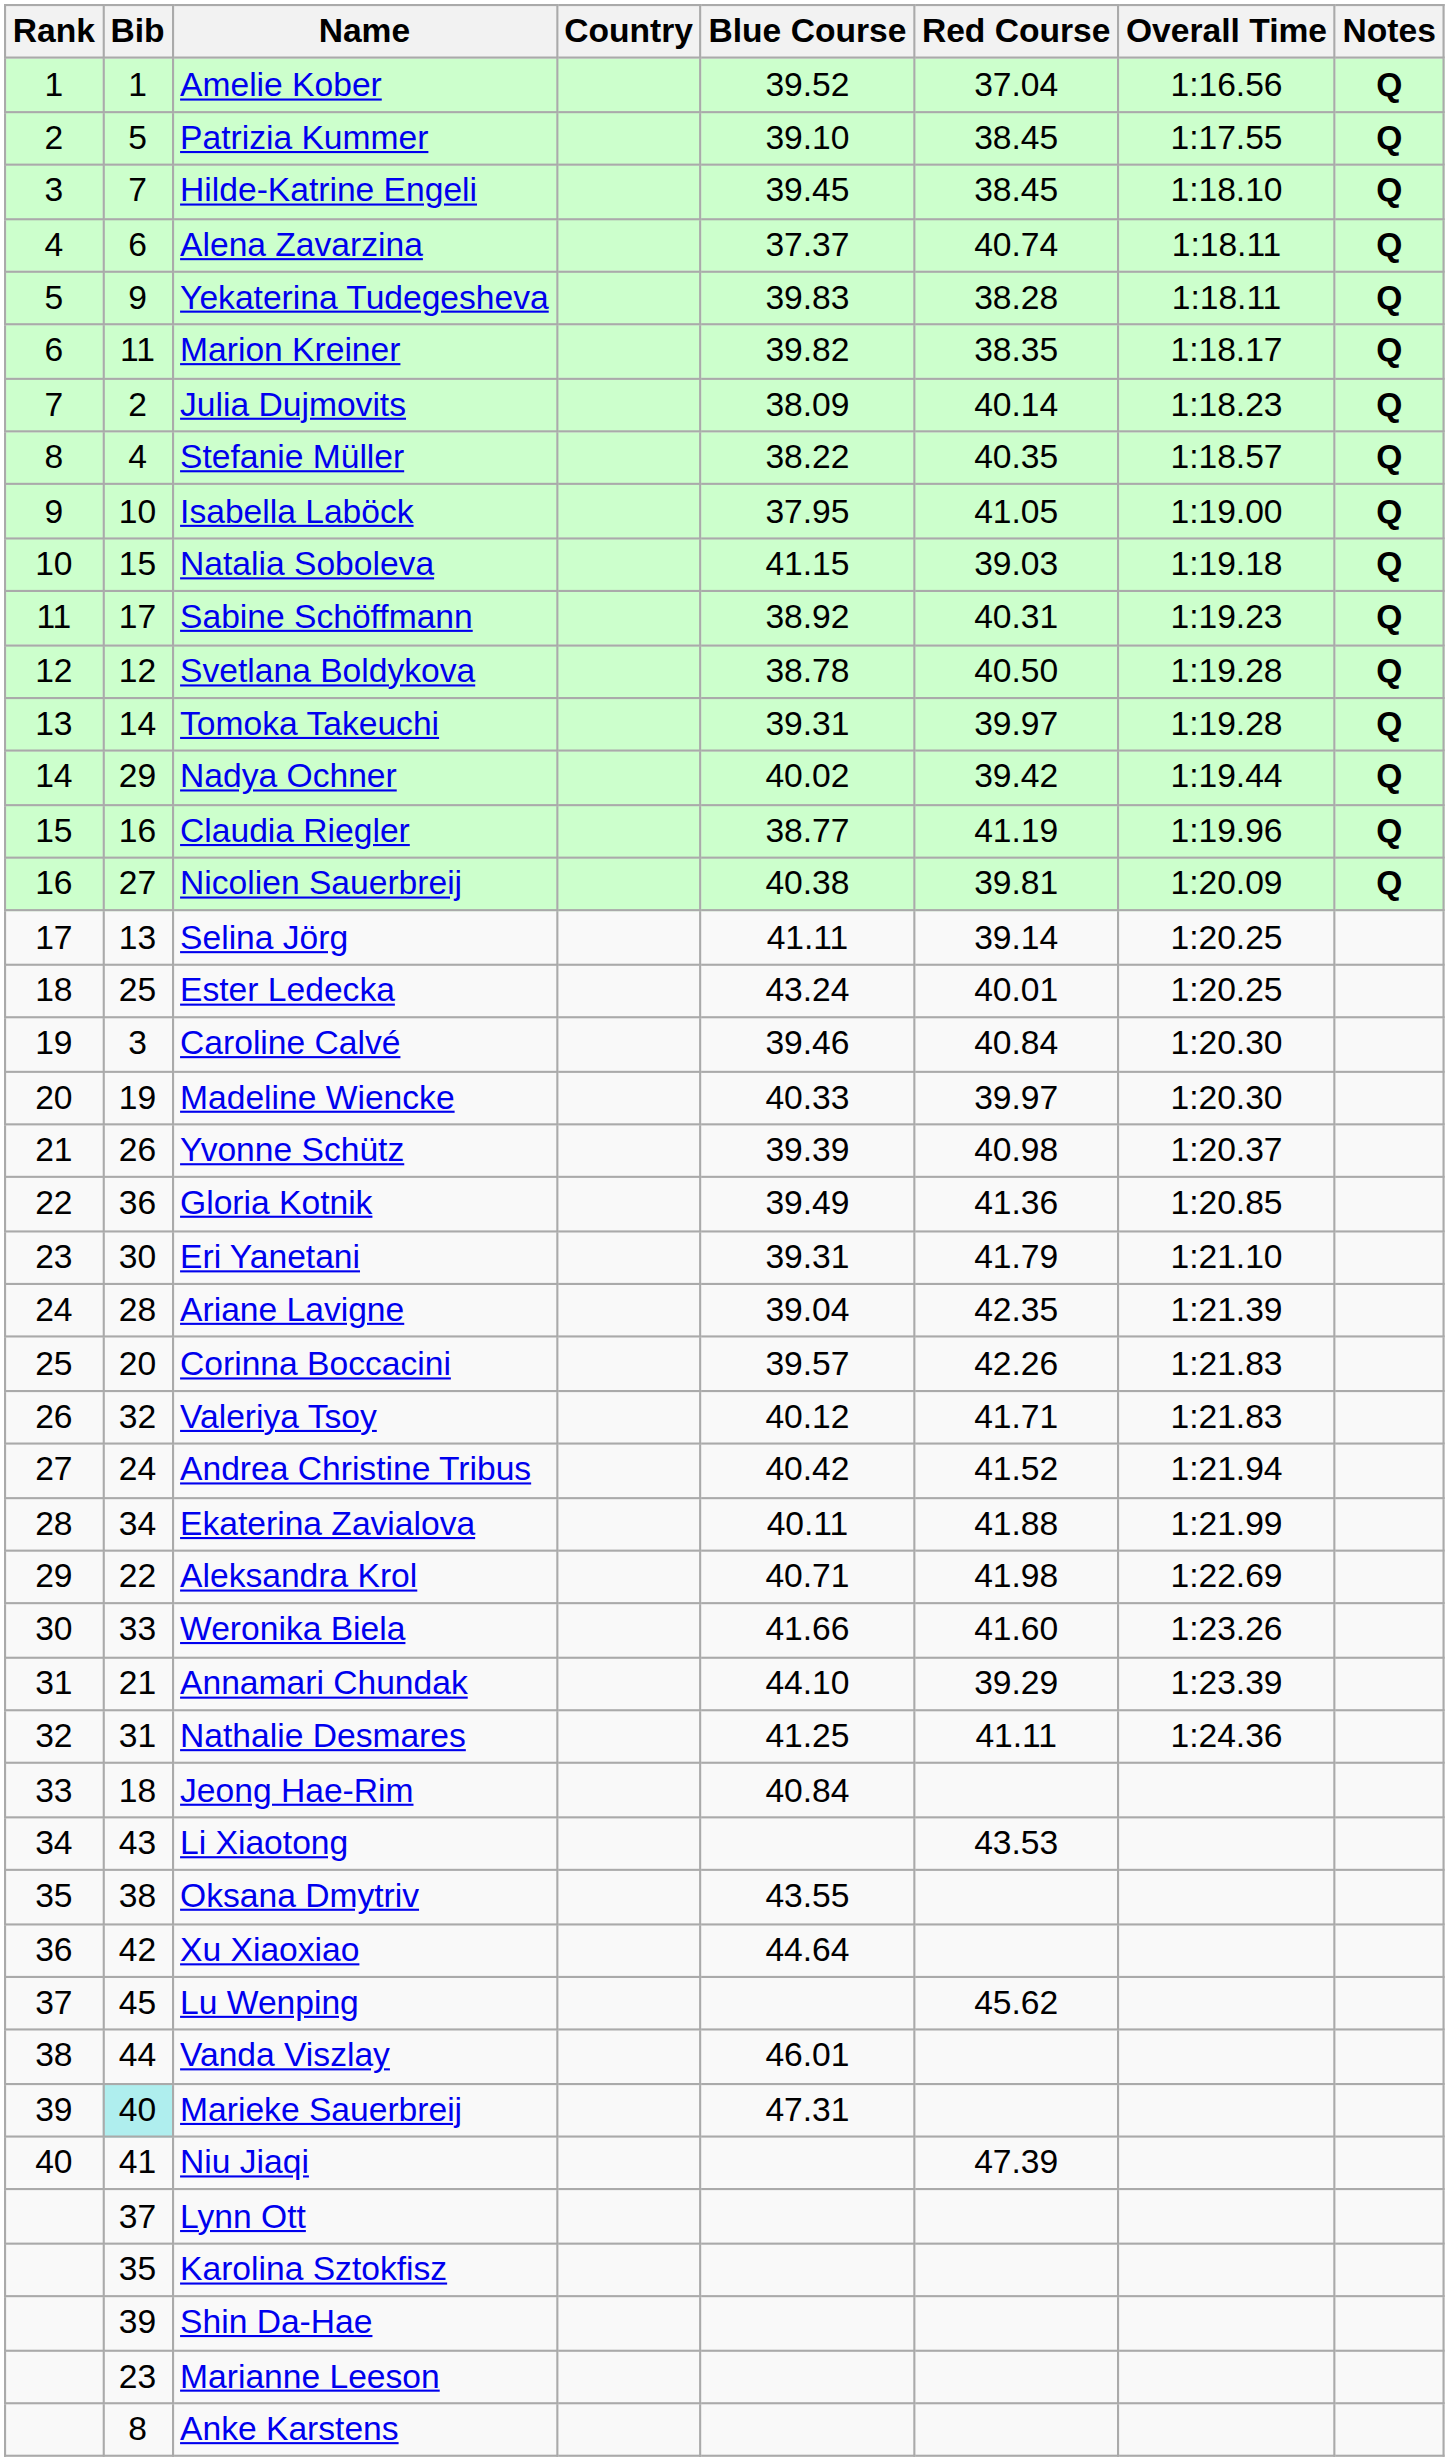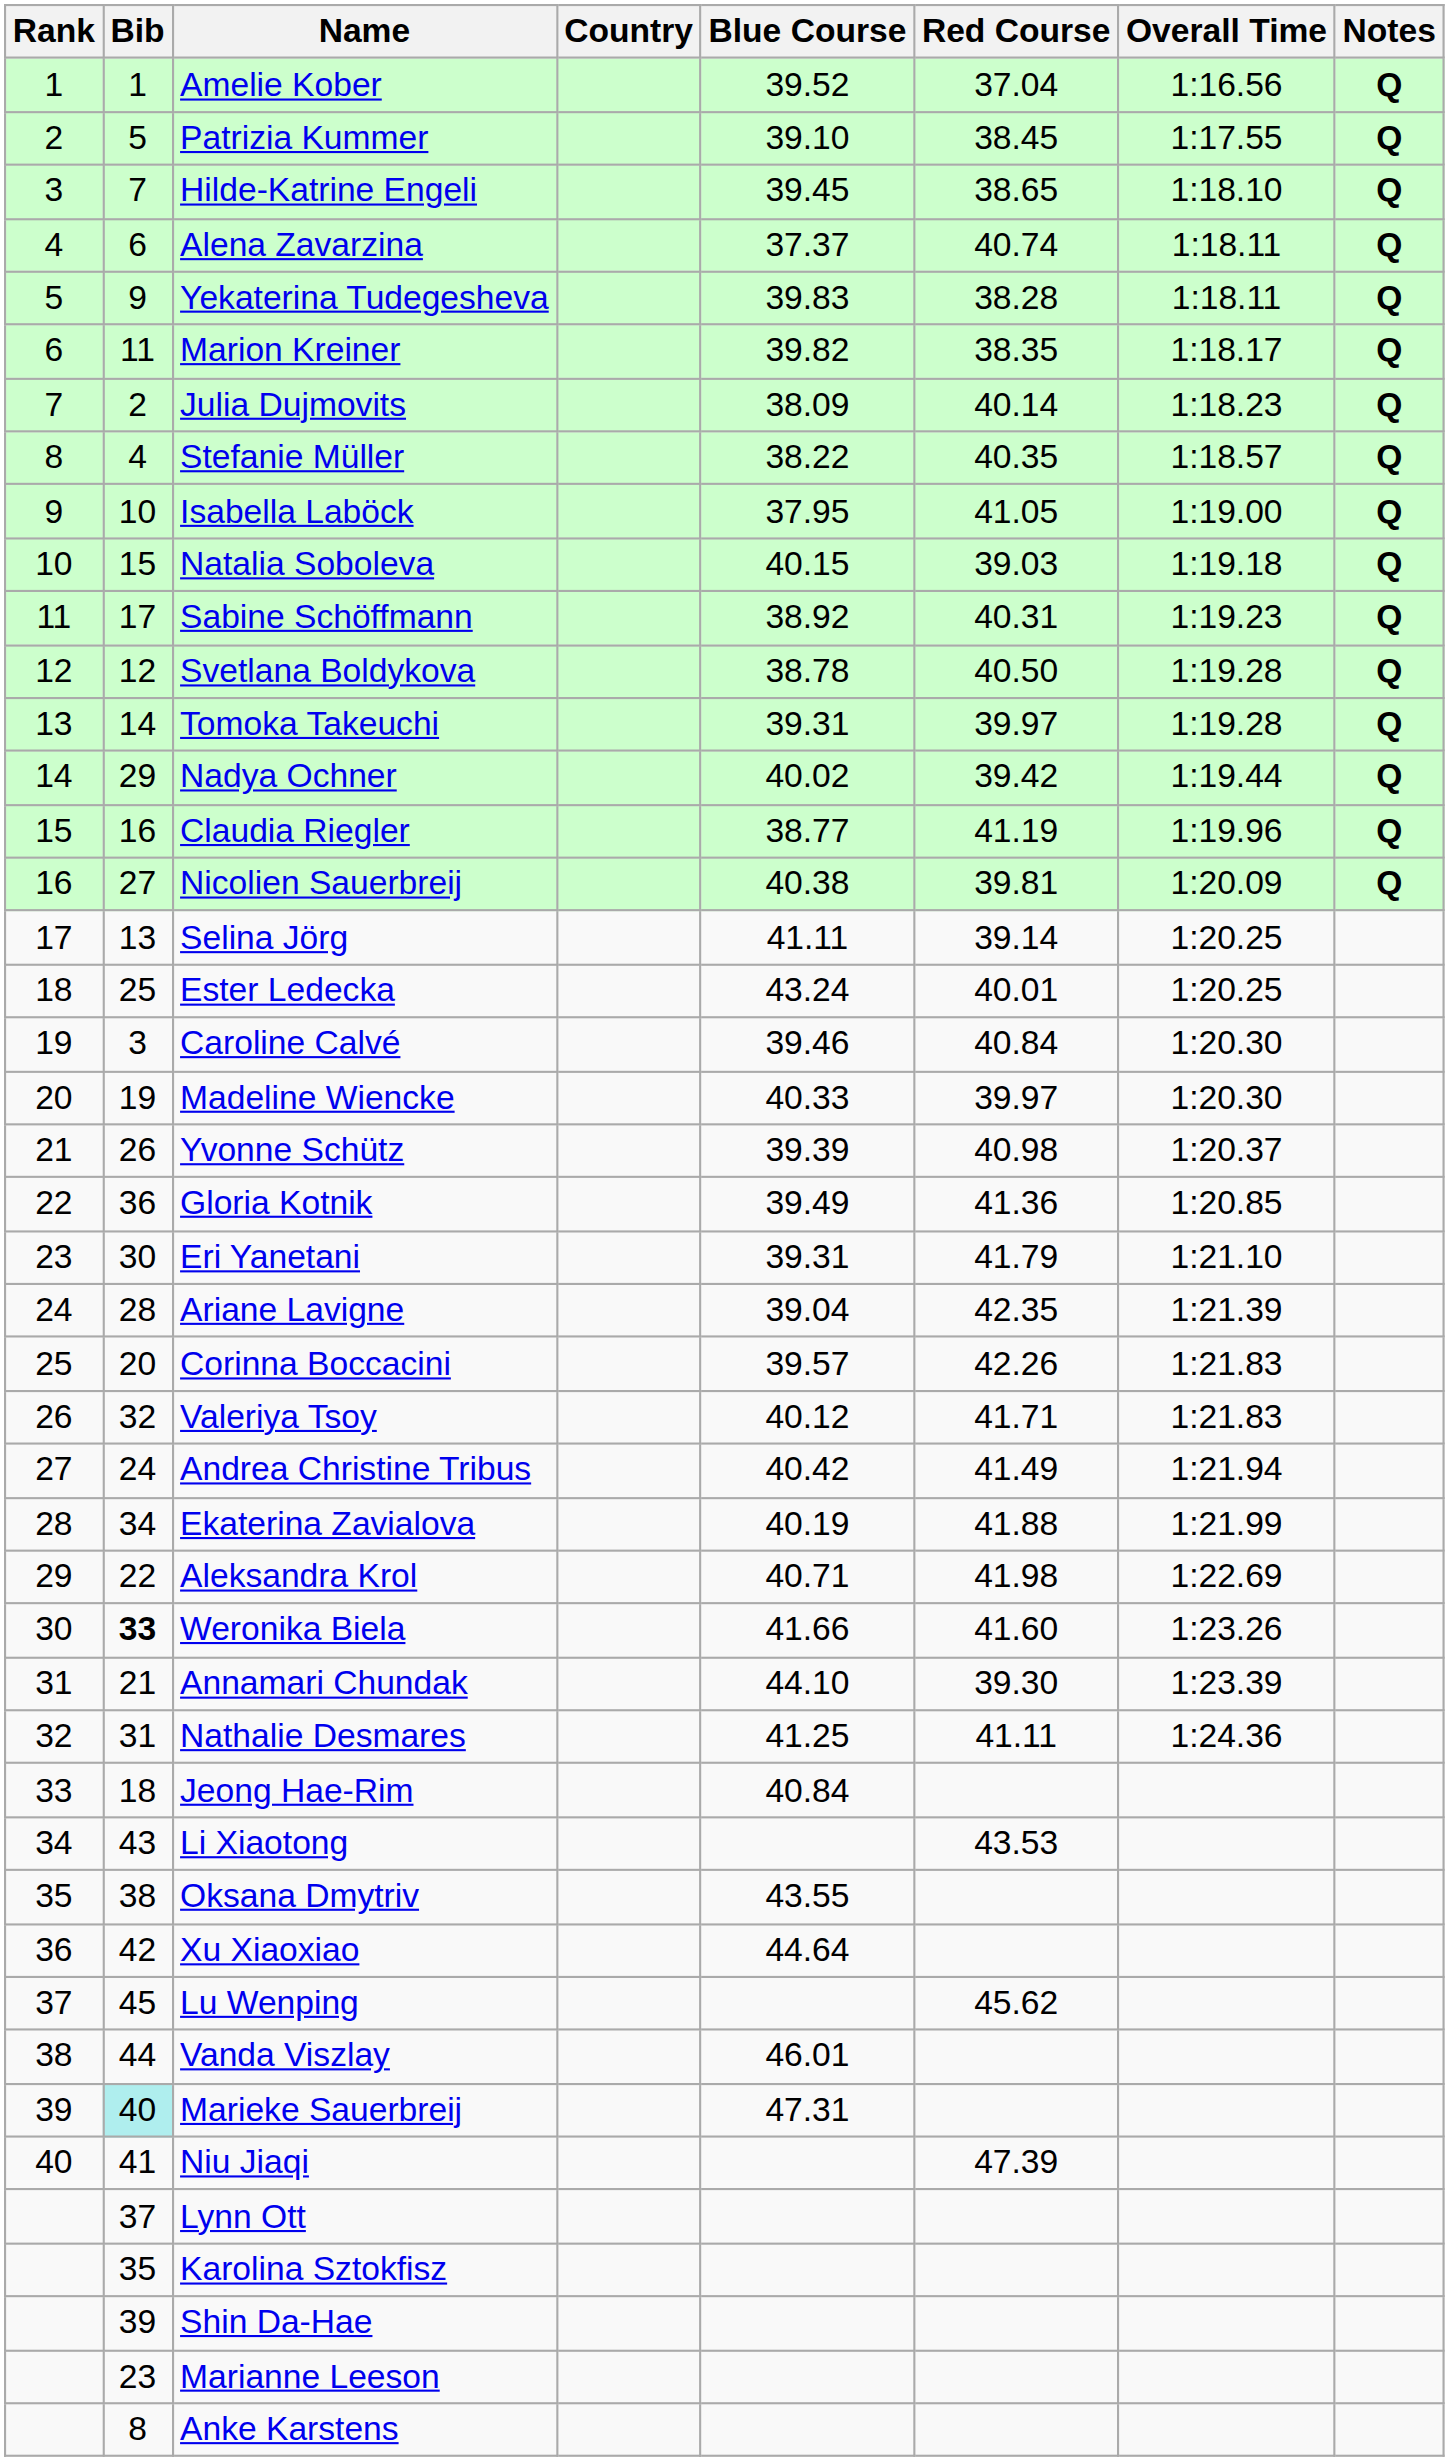(1016, 191) 38.45 -> (1016, 191) 38.65
(807, 564) 41.15 -> (807, 564) 40.15
(1016, 1469) 41.52 -> (1016, 1469) 41.49
(807, 1523) 40.11 -> (807, 1523) 40.19
(137, 1629) normal -> (137, 1629) bold
(1016, 1683) 39.29 -> (1016, 1683) 39.30
